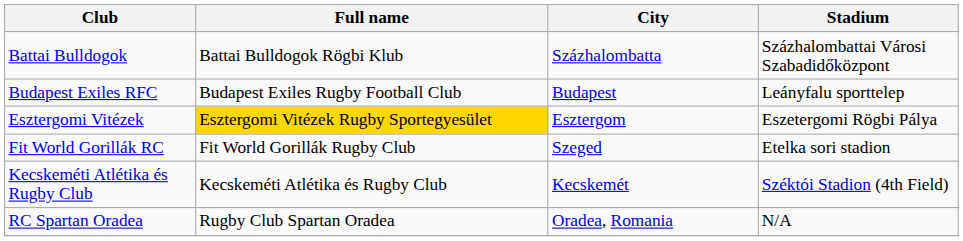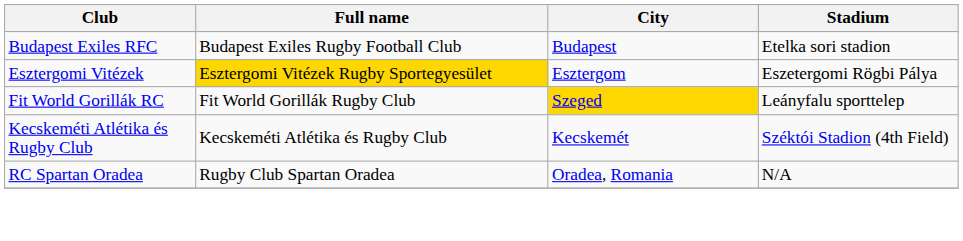- row: (68, 55)
(833, 92) Leányfalu sporttelep -> (826, 45) Etelka sori stadion
(577, 147) no background -> (577, 100) gold background
(826, 147) Etelka sori stadion -> (833, 100) Leányfalu sporttelep
